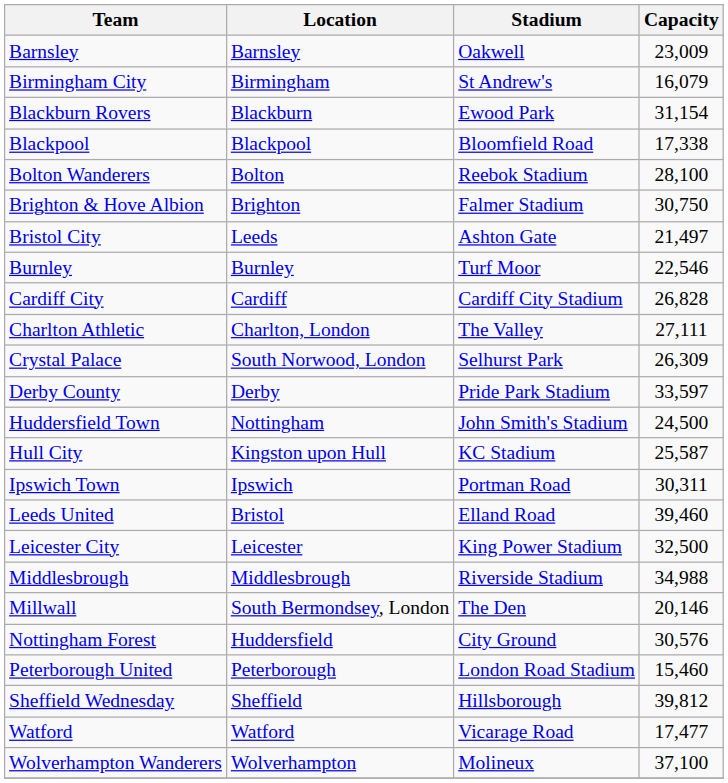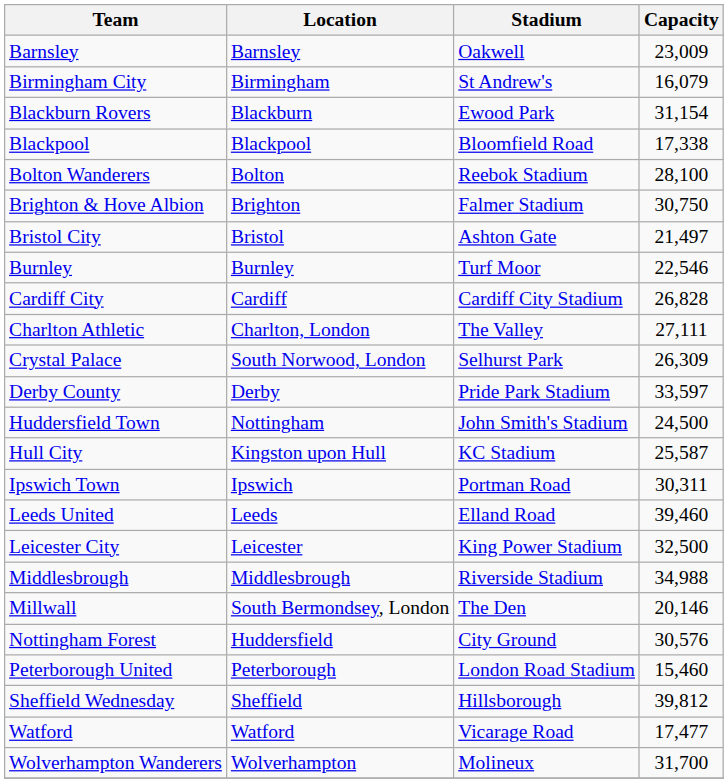(254, 236) Leeds -> (257, 236) Bristol
(257, 515) Bristol -> (254, 515) Leeds
(681, 762) 37,100 -> (681, 762) 31,700
